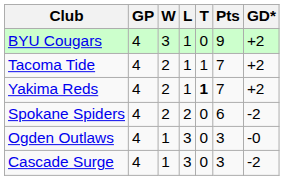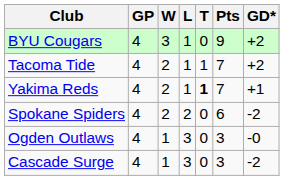(256, 89) +2 -> (256, 89) +1
